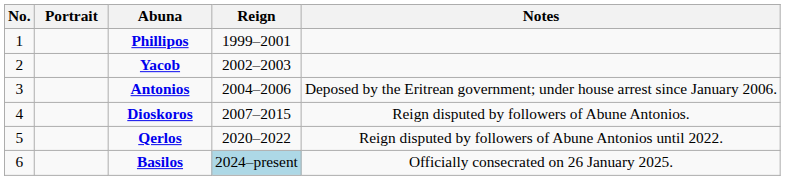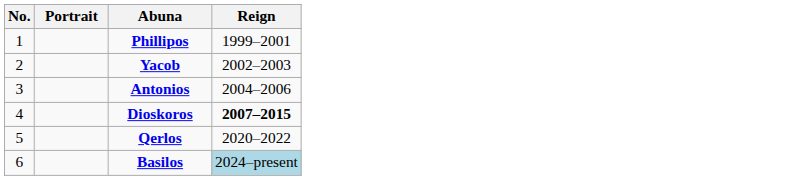- column: (541, 16)
(256, 114) normal -> (256, 114) bold
